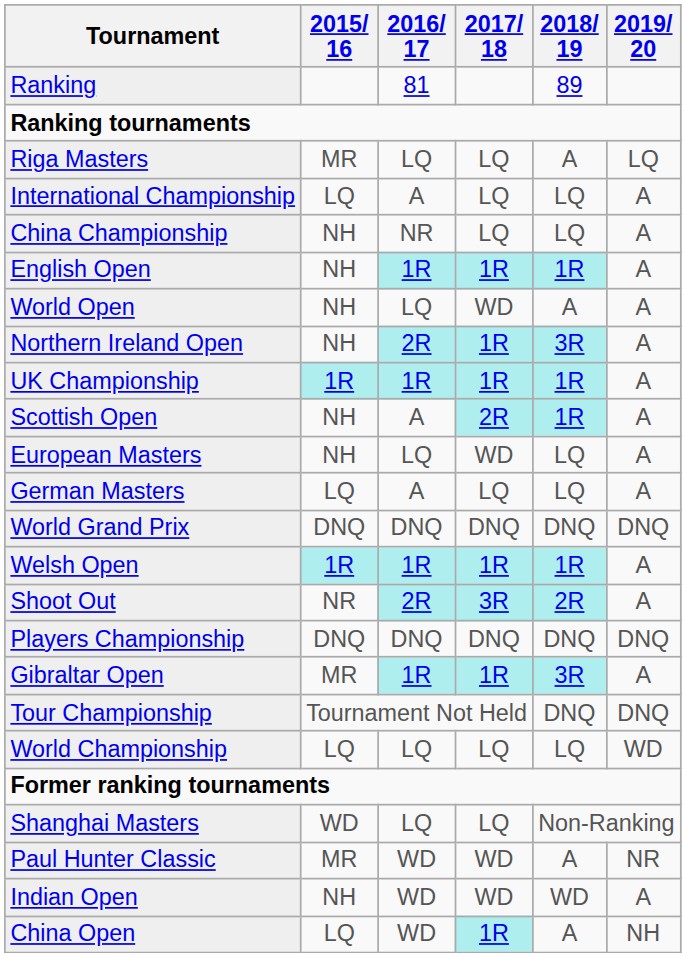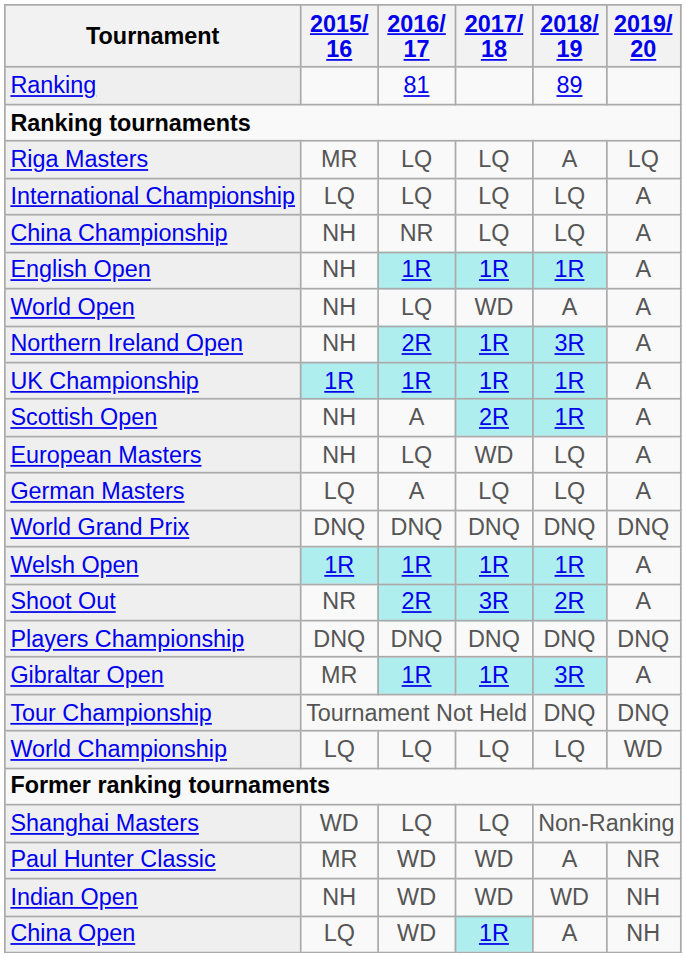(417, 196) A -> (417, 196) LQ
(643, 897) A -> (643, 897) NH
